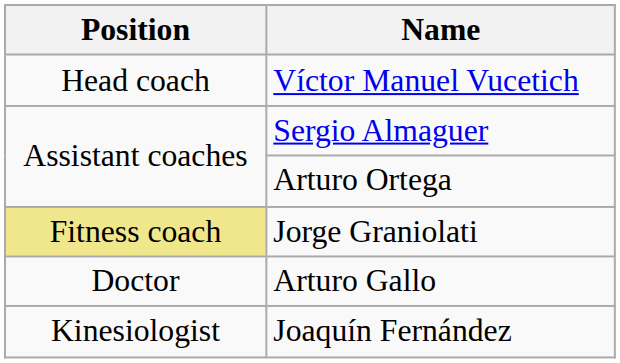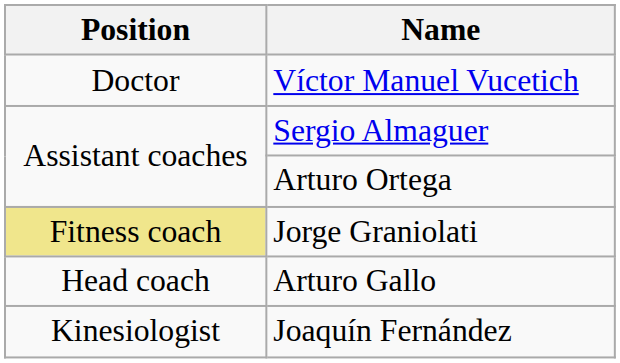(135, 79) Head coach -> (135, 79) Doctor
(135, 280) Doctor -> (135, 280) Head coach
